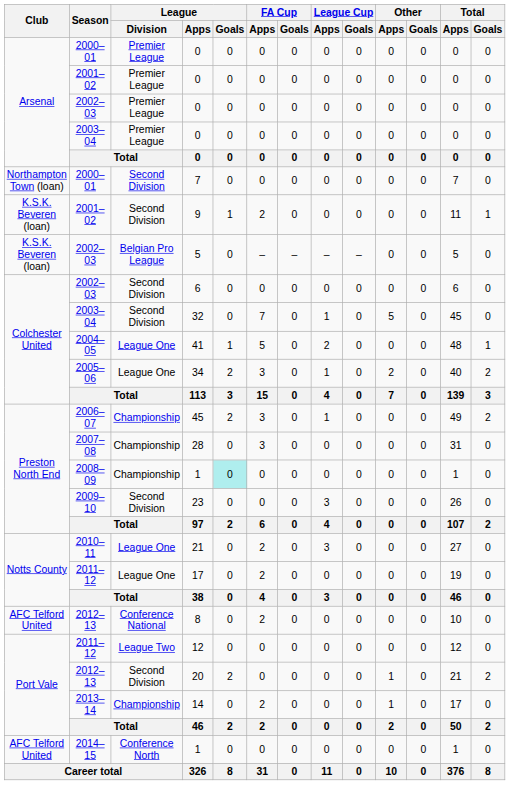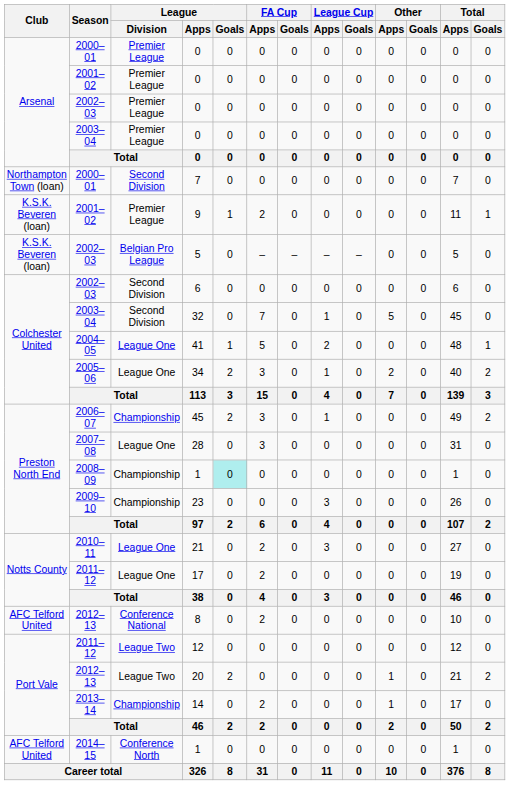(147, 214) Second Division -> (147, 214) Premier League
(147, 446) Championship -> (147, 446) League One
(147, 502) Second Division -> (147, 502) Championship
(147, 676) Second Division -> (147, 676) League Two
